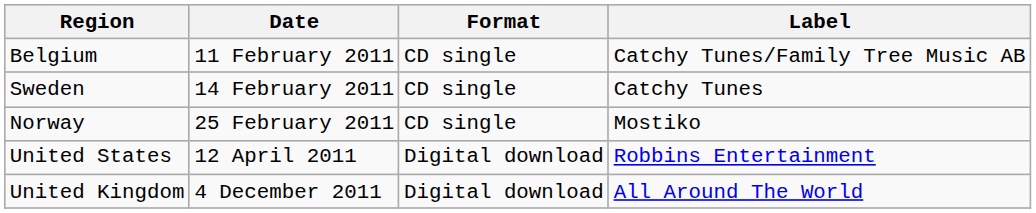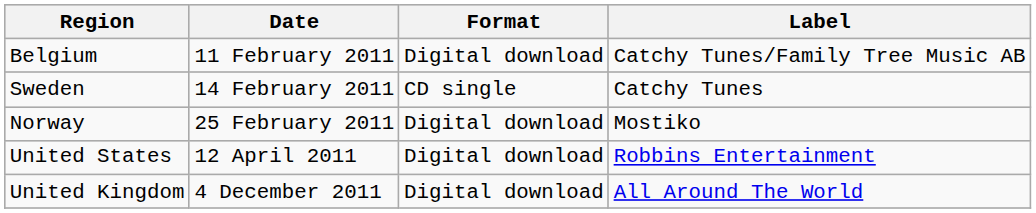(460, 56) CD single -> (504, 56) Digital download
(460, 123) CD single -> (504, 123) Digital download
